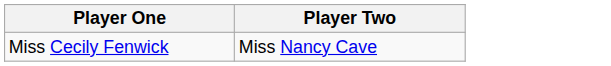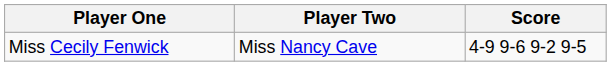+ column: (536, 18)
